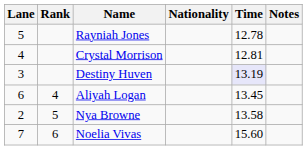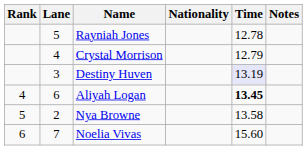columns swapped: (55, 14) <-> (21, 14)
(249, 54) 12.81 -> (249, 54) 12.79
(249, 94) normal -> (249, 94) bold
